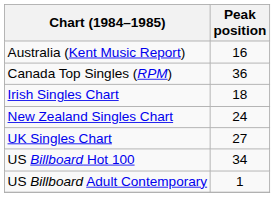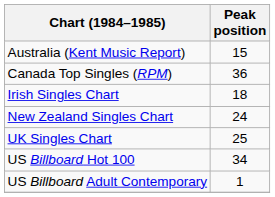(240, 52) 16 -> (240, 52) 15
(240, 138) 27 -> (240, 138) 25
